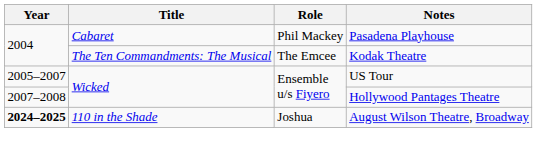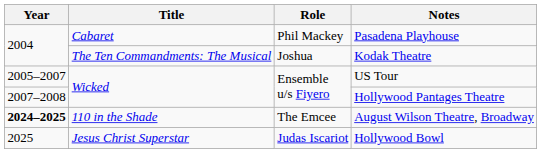(307, 55) The Emcee -> (295, 55) Joshua
(295, 117) Joshua -> (307, 117) The Emcee
+ row: (399, 138)
